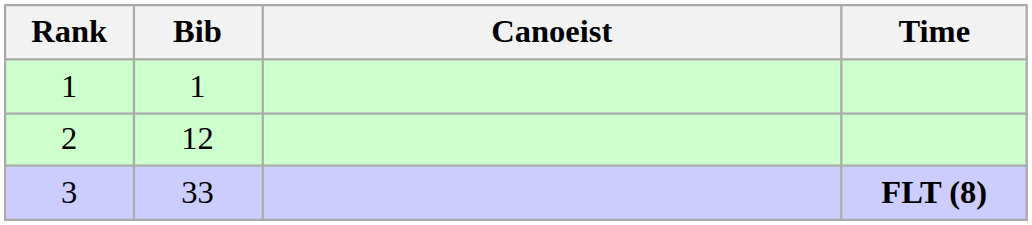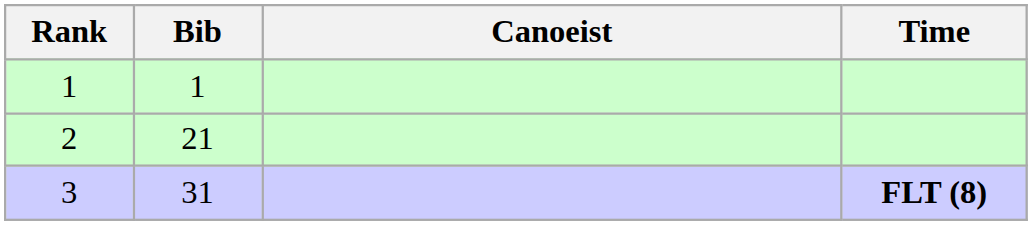(197, 139) 12 -> (197, 139) 21
(197, 192) 33 -> (197, 192) 31
